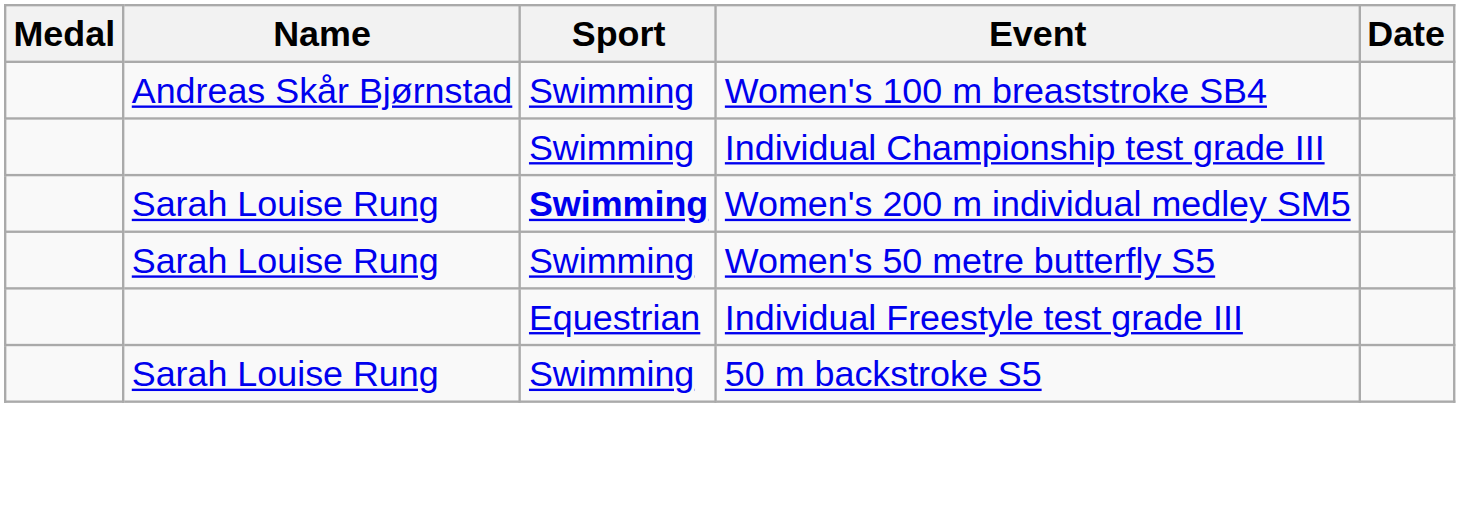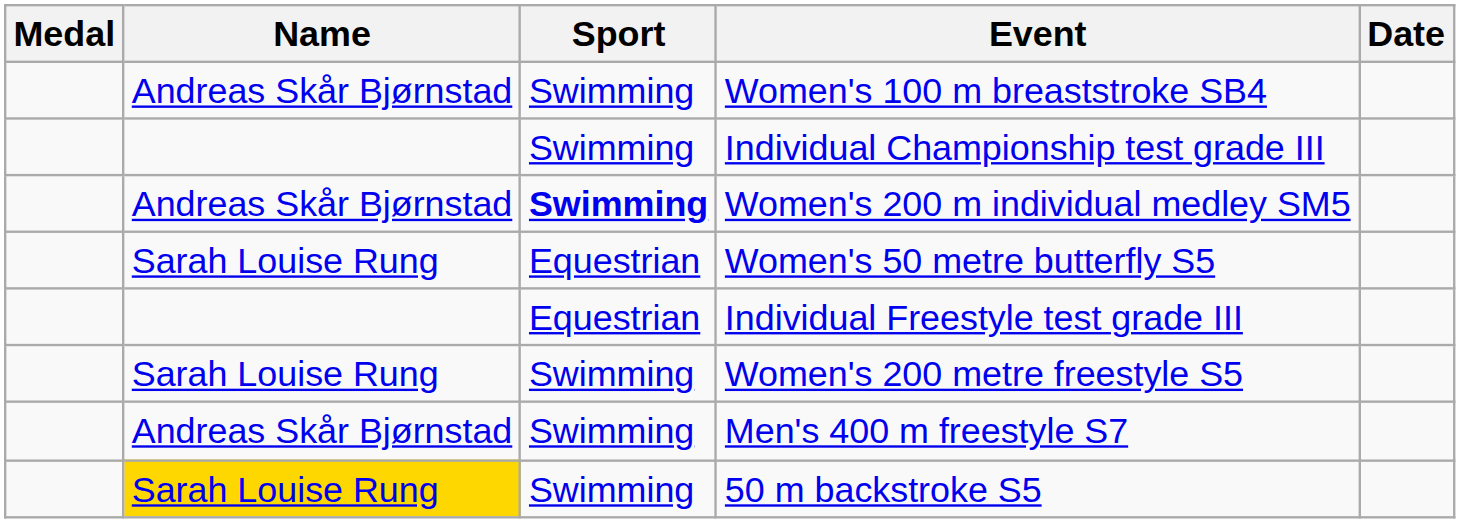(285, 204) Sarah Louise Rung -> (322, 204) Andreas Skår Bjørnstad
(612, 261) Swimming -> (615, 261) Equestrian
+ row: (984, 374)
+ row: (927, 431)
(285, 374) no background -> (285, 488) gold background
